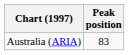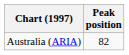(104, 41) 83 -> (104, 41) 82
